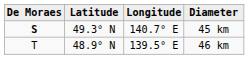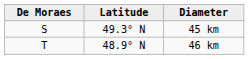- column: (154, 13)
(34, 29) bold -> (44, 29) normal
